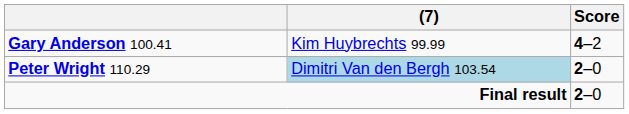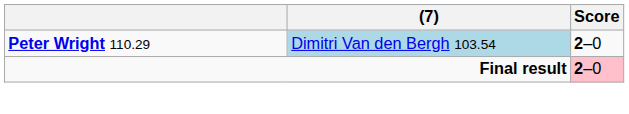- row: (90, 43)
(588, 95) no background -> (588, 69) pink background
